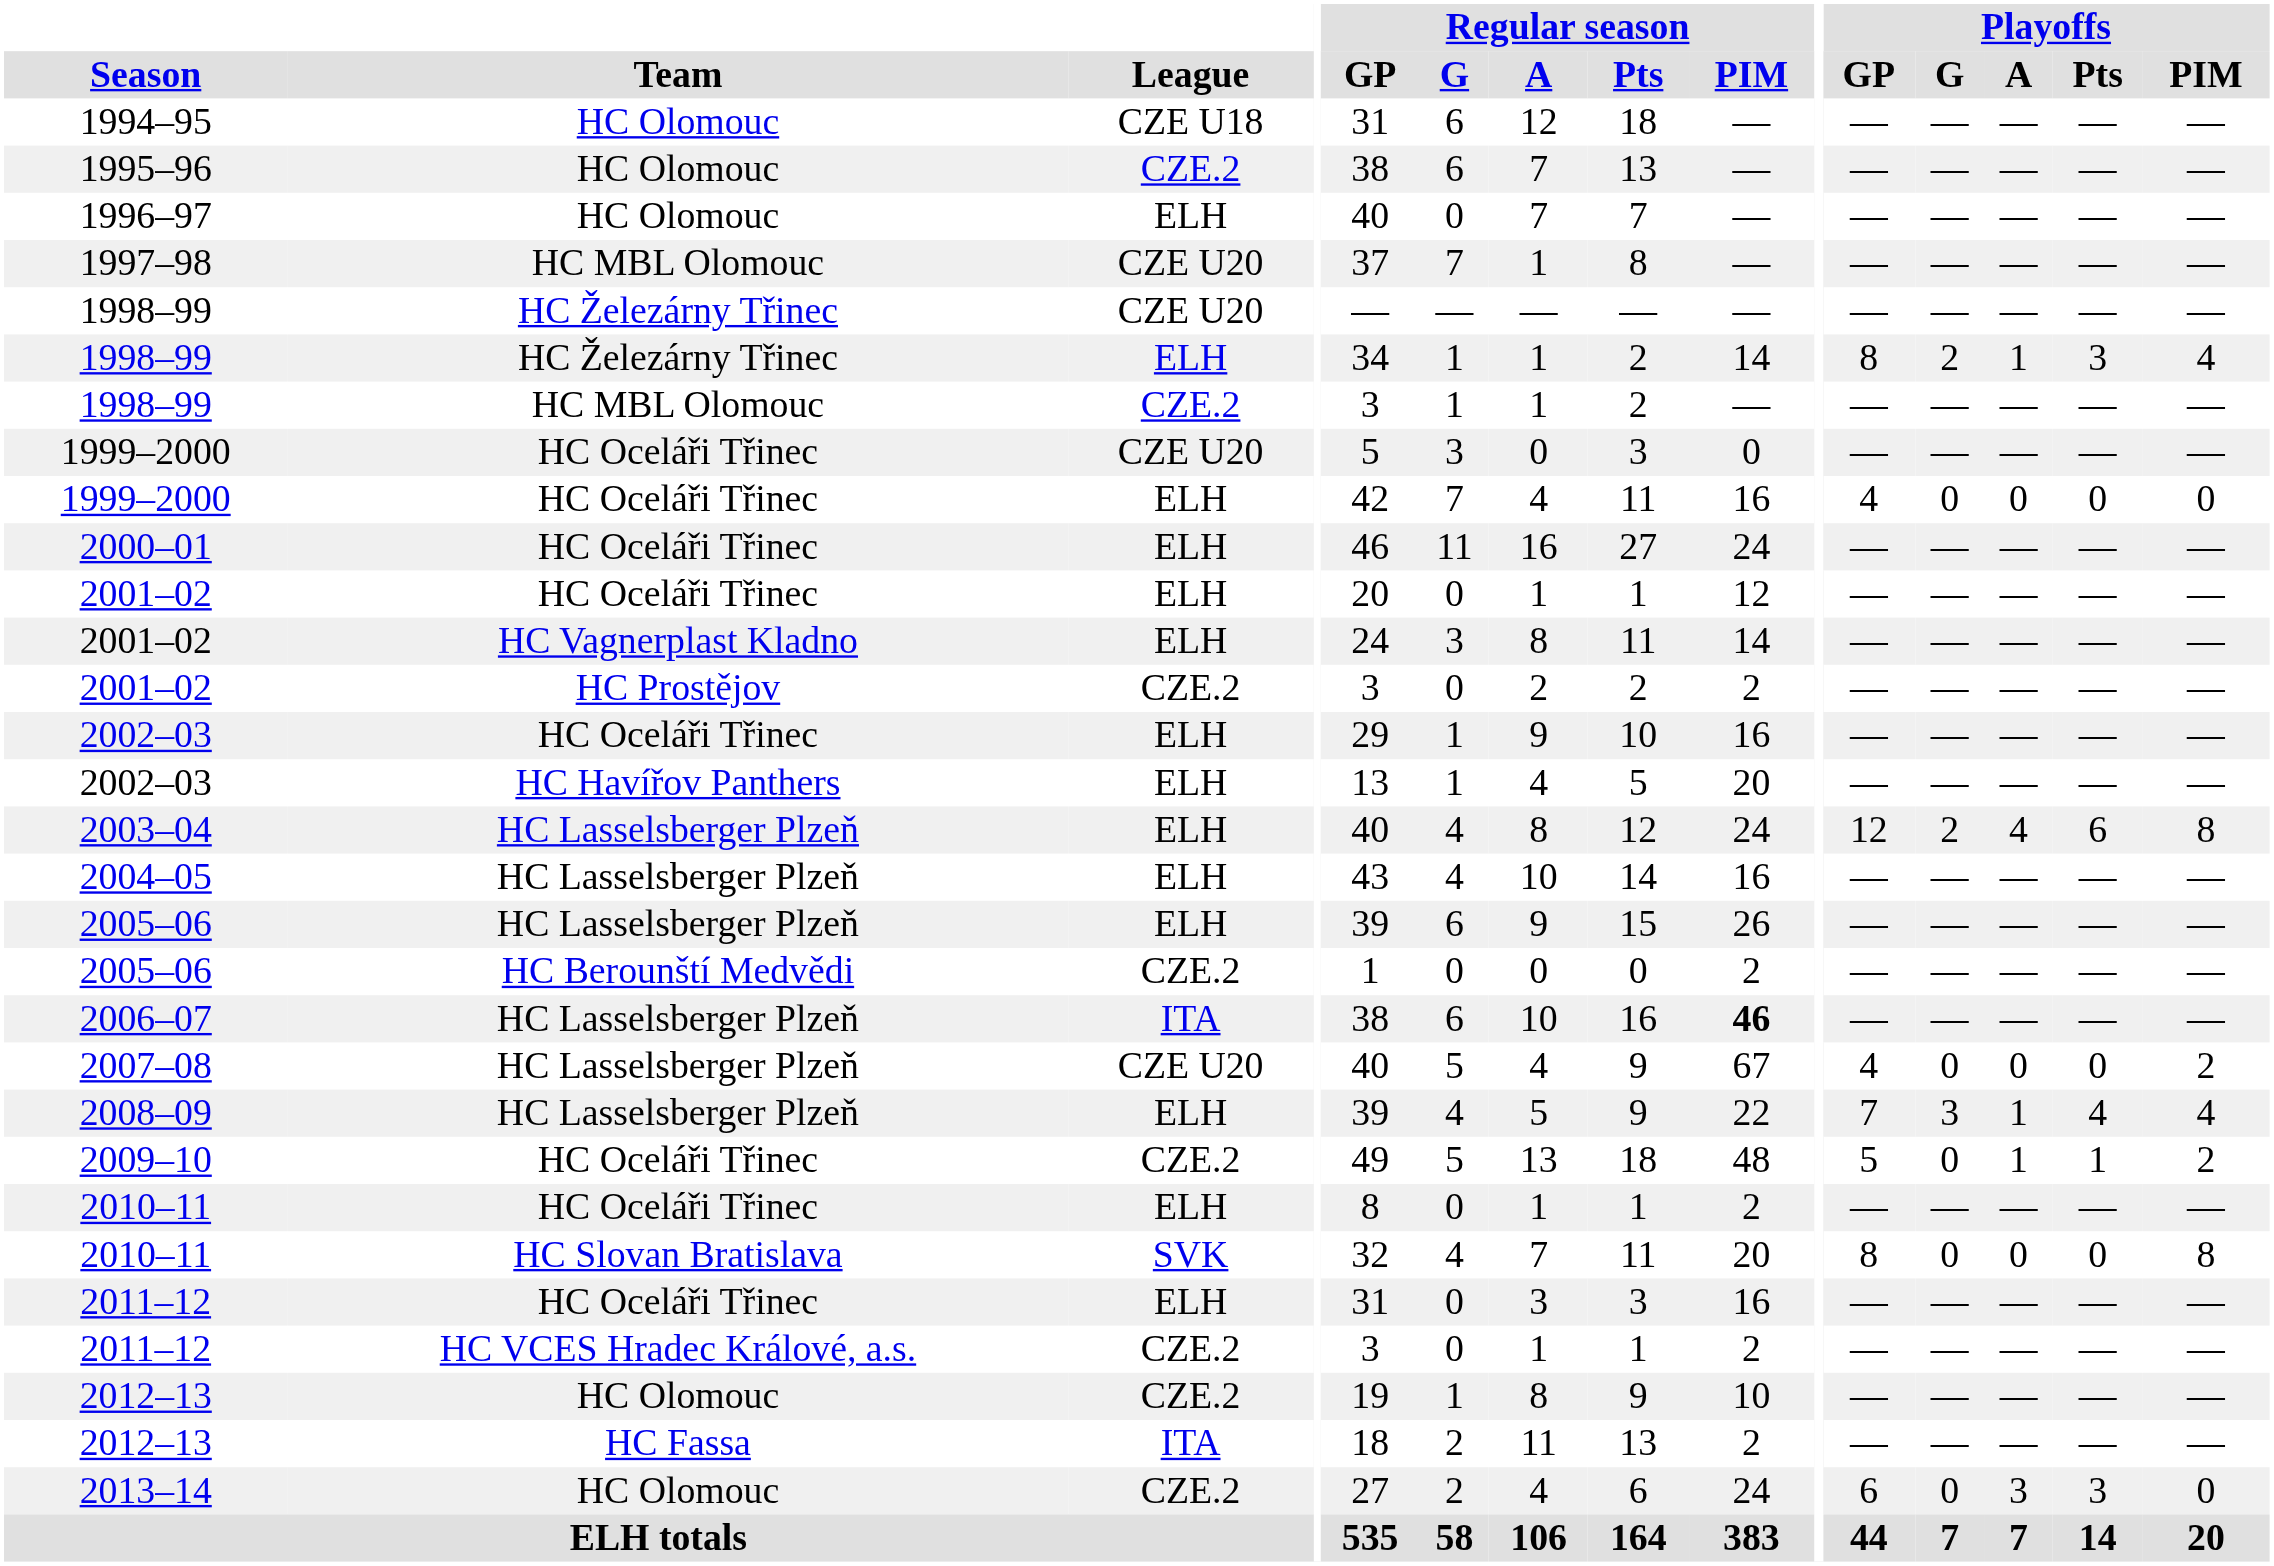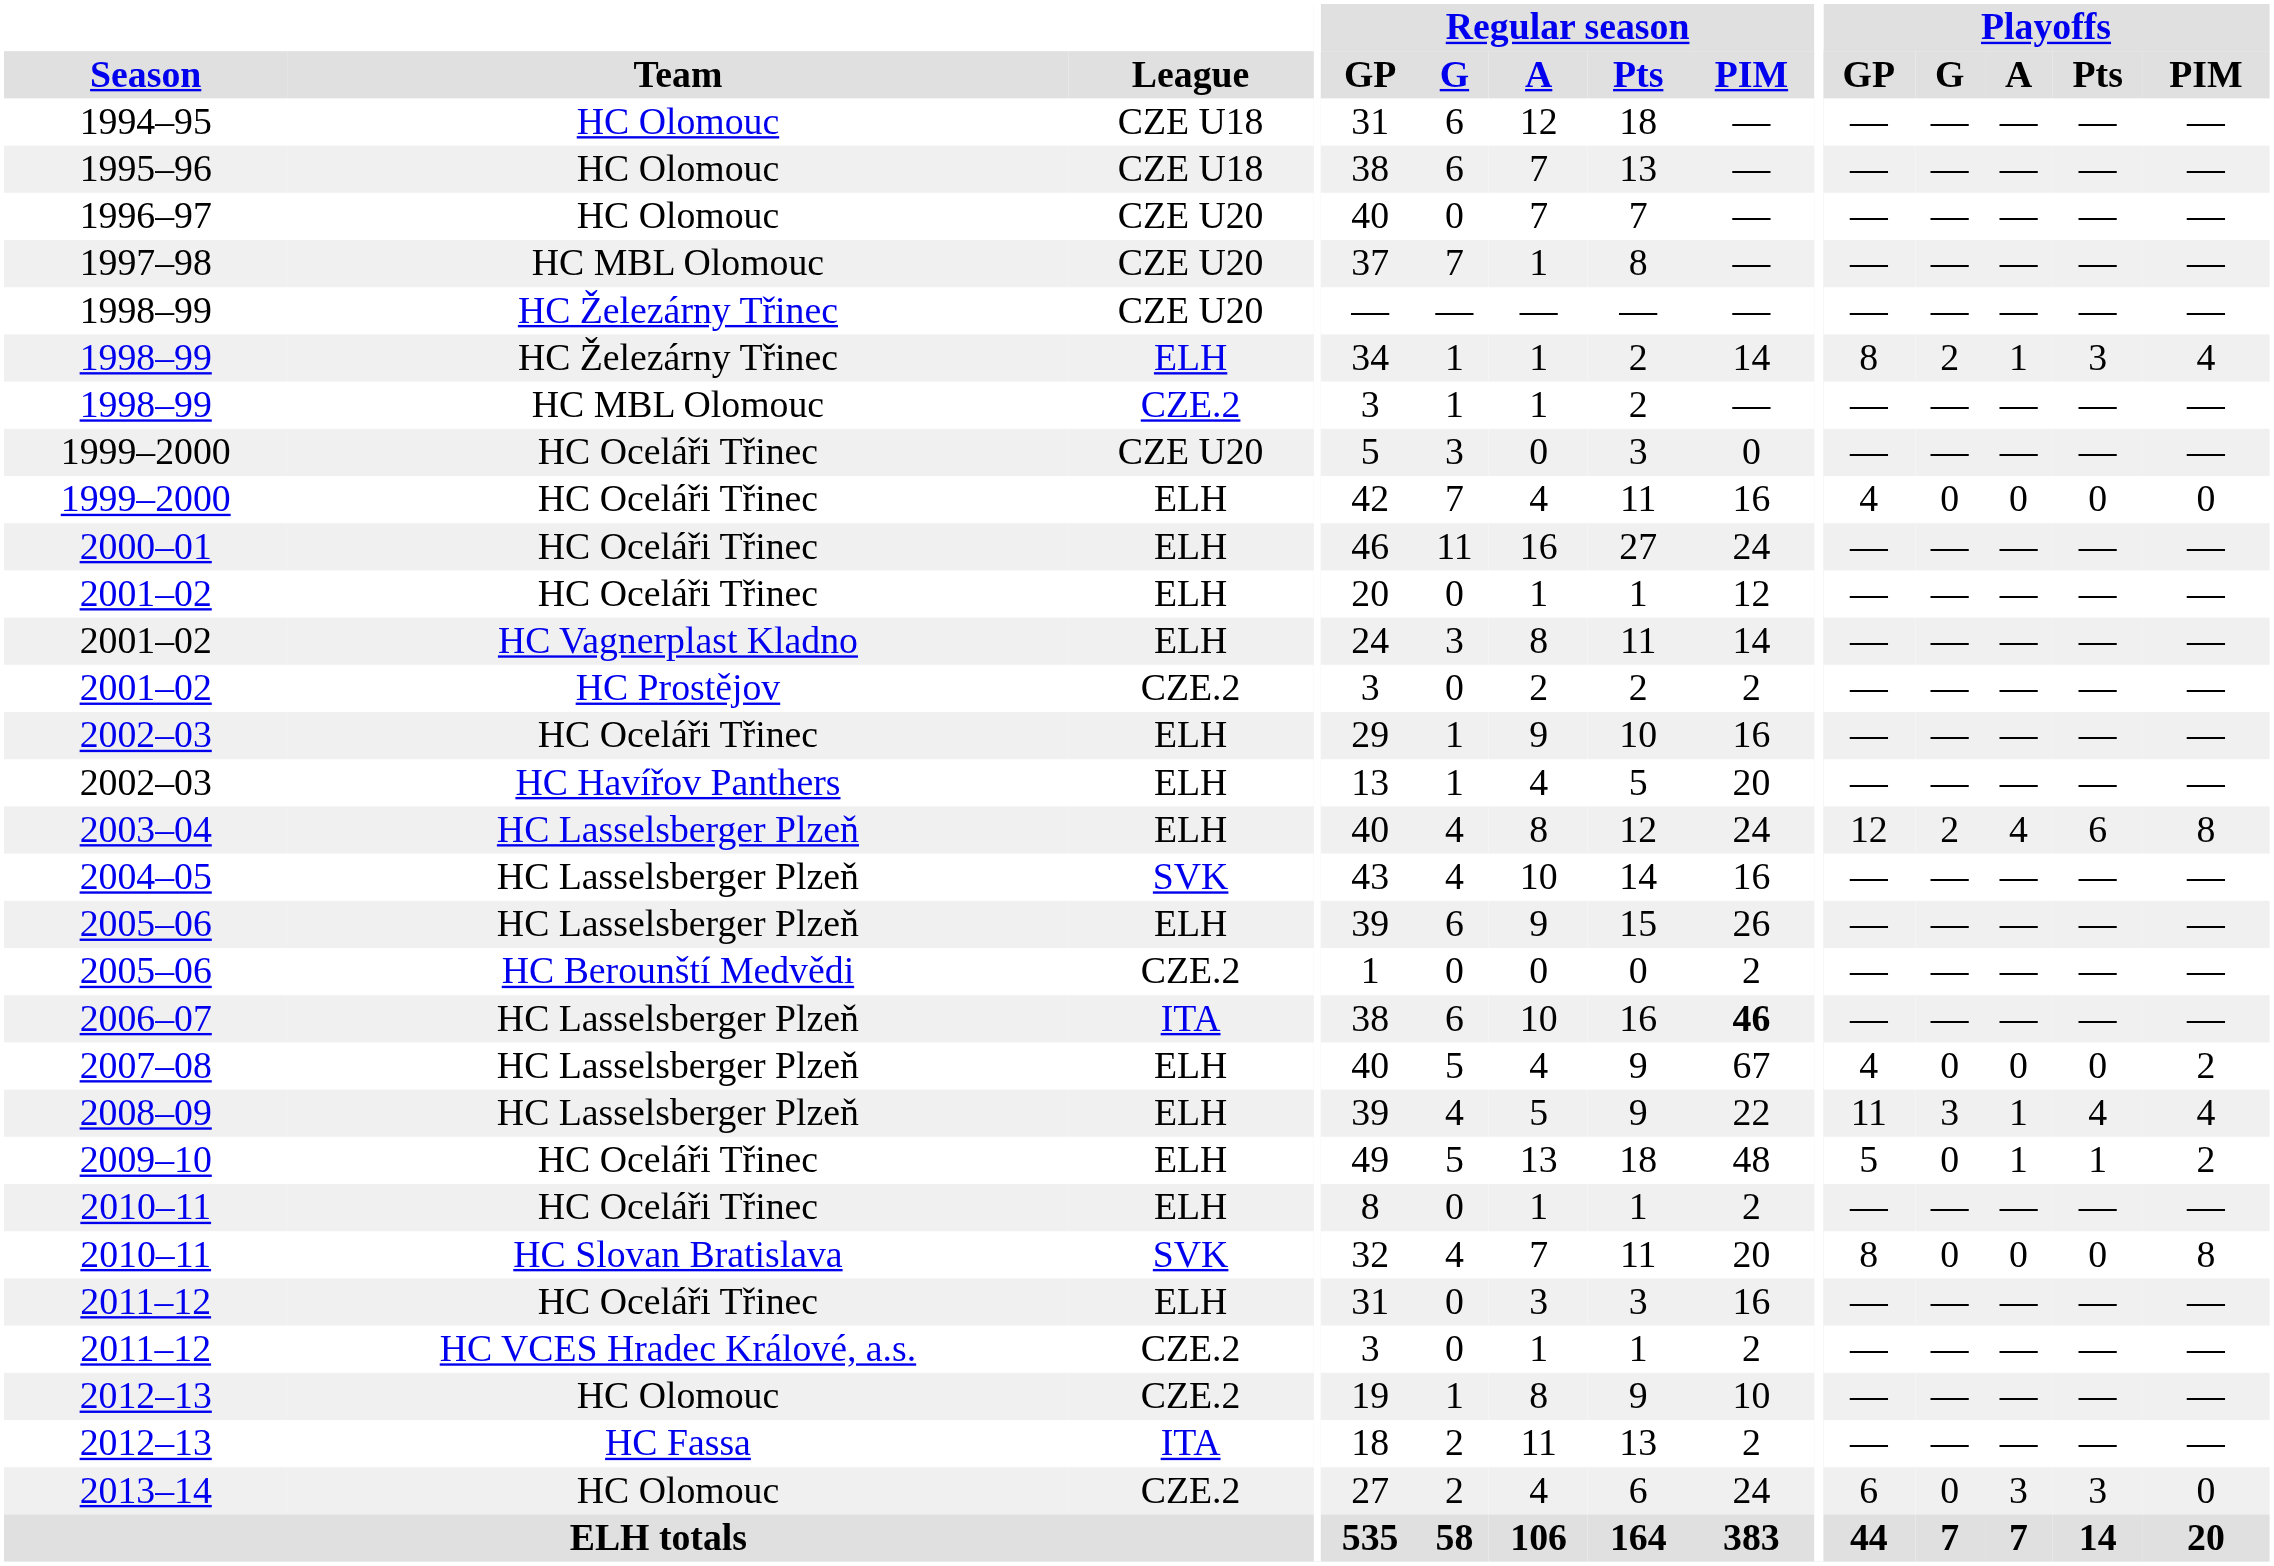(1191, 168) CZE.2 -> (1191, 168) CZE U18
(1191, 215) ELH -> (1191, 215) CZE U20
(1191, 876) ELH -> (1191, 876) SVK
(1191, 1065) CZE U20 -> (1191, 1065) ELH
(1869, 1112) 7 -> (1869, 1112) 11
(1191, 1159) CZE.2 -> (1191, 1159) ELH
